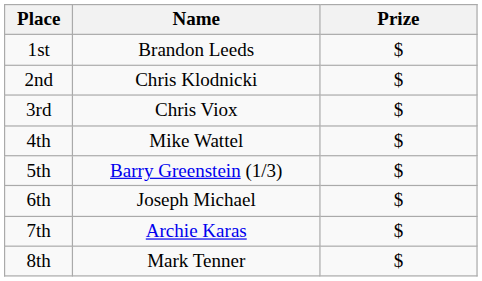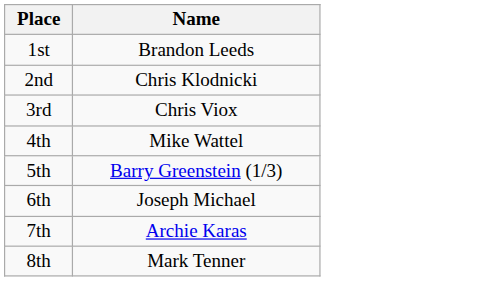- column: (398, 19)
